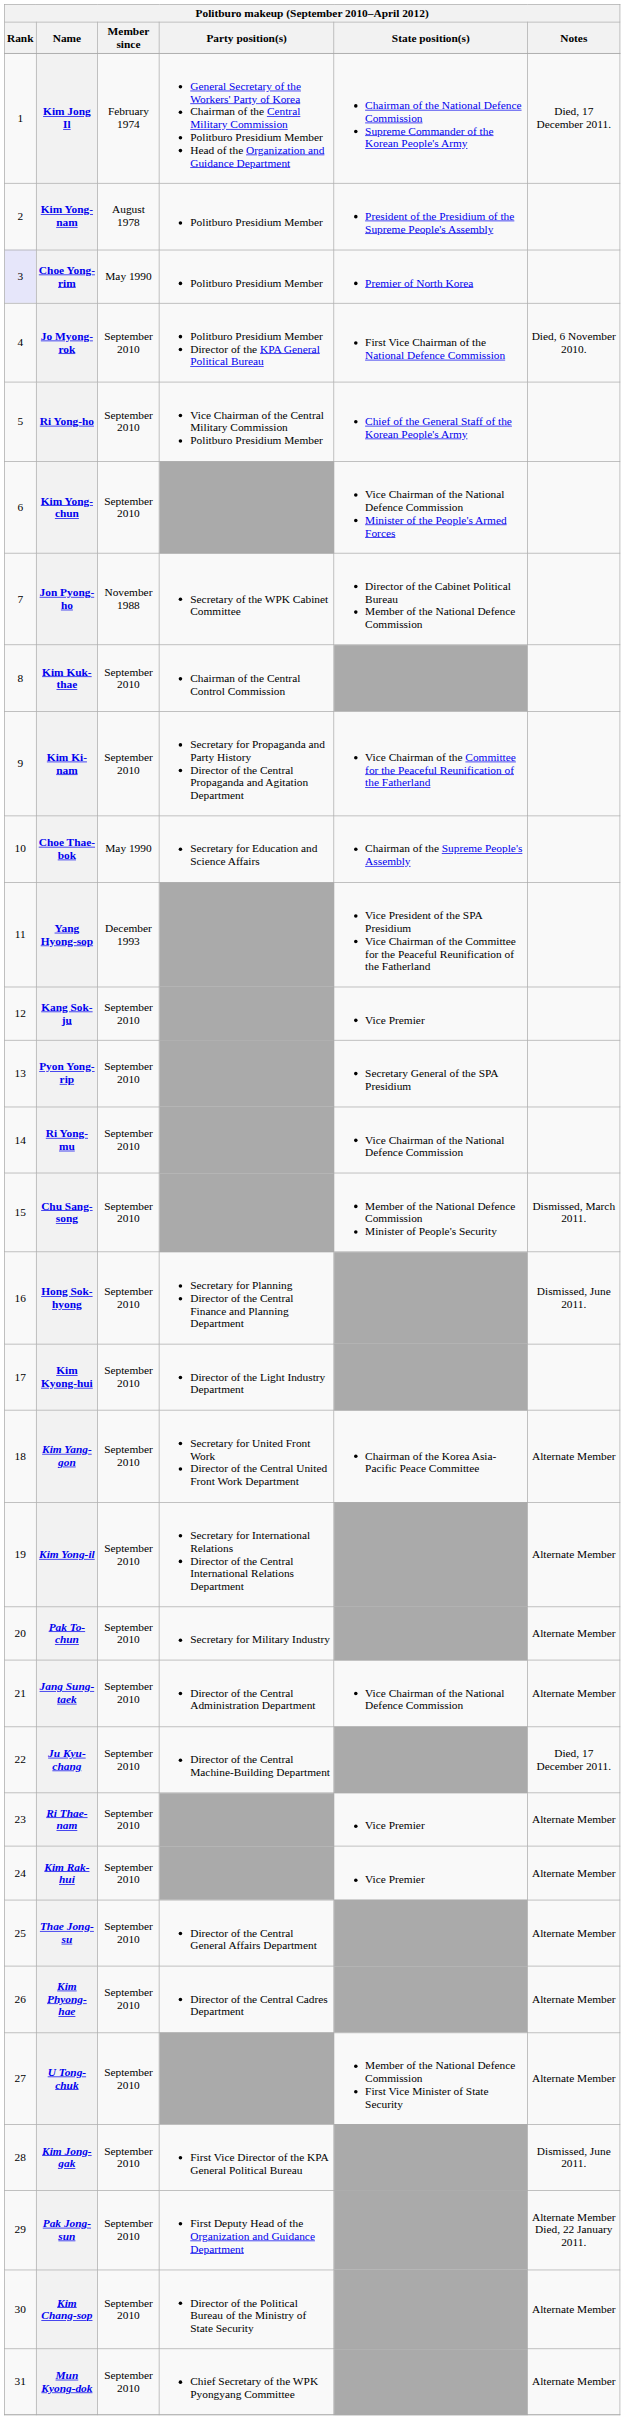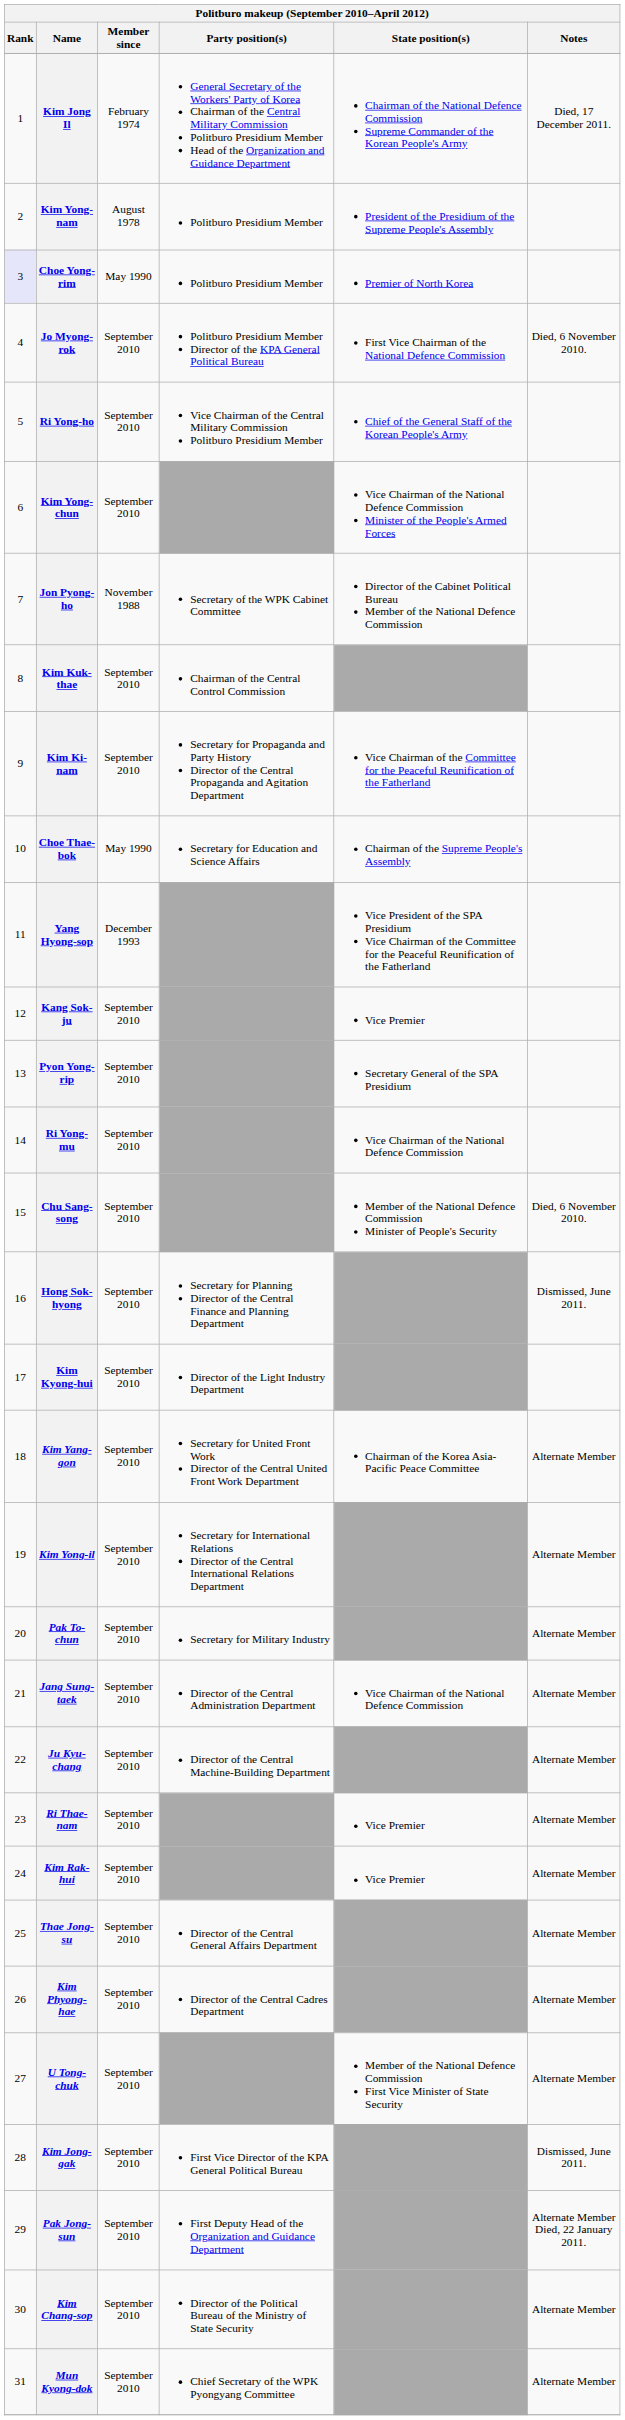(574, 1212) Dismissed, March 2011. -> (574, 1212) Died, 6 November 2010.
(574, 1759) Died, 17 December 2011. -> (574, 1759) Alternate Member
